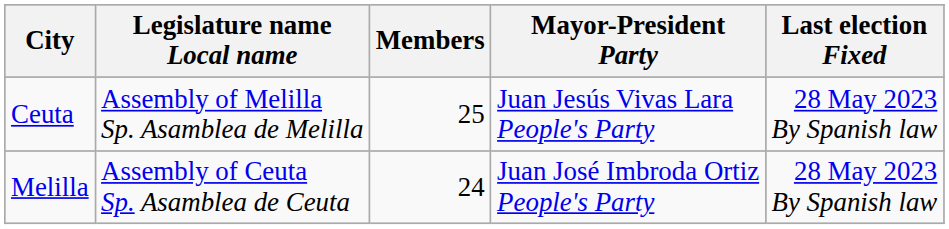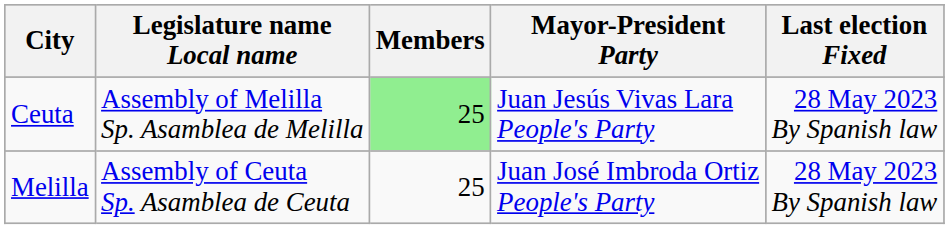(471, 113) no background -> (471, 113) lightgreen background
(471, 186) 24 -> (471, 186) 25
